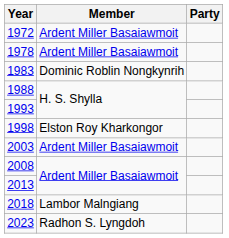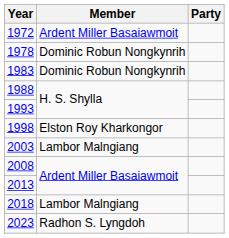(109, 52) Ardent Miller Basaiawmoit -> (112, 52) Dominic Robun Nongkynrih
(112, 71) Dominic Roblin Nongkynrih -> (112, 71) Dominic Robun Nongkynrih
(109, 147) Ardent Miller Basaiawmoit -> (89, 147) Lambor Malngiang
